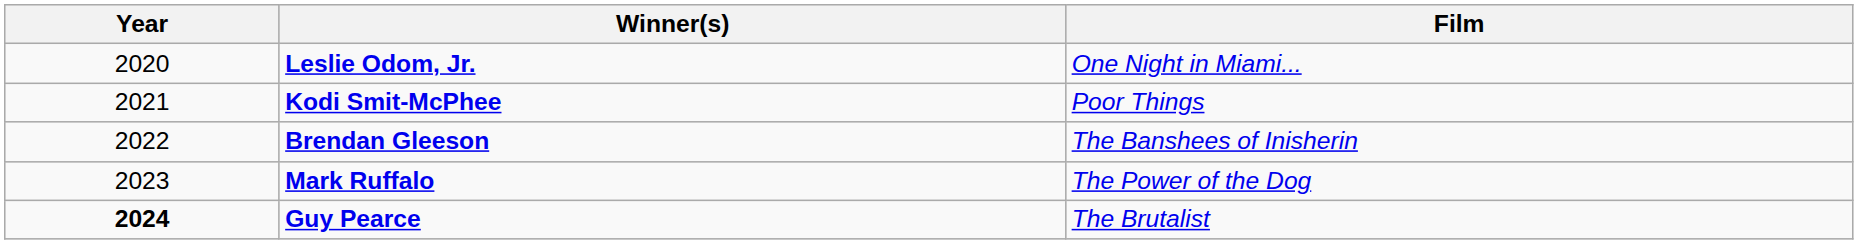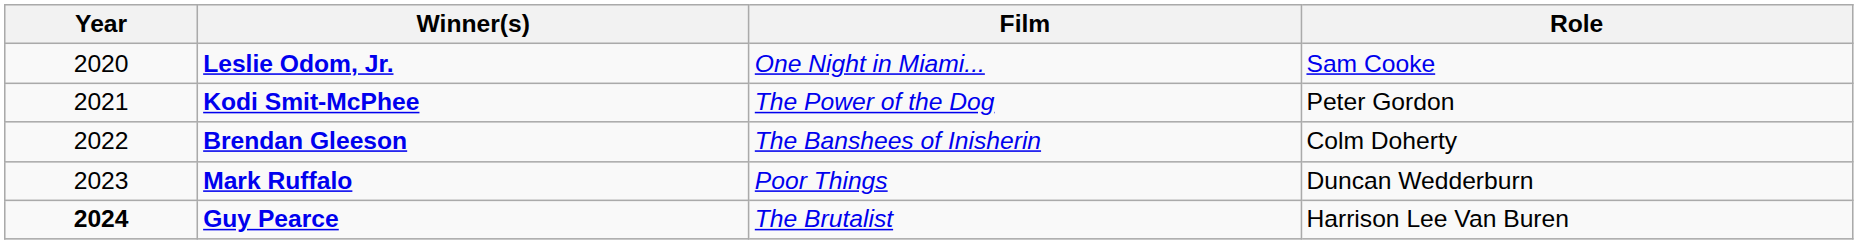+ column: (1577, 24)
(1138, 102) Poor Things -> (875, 102) The Power of the Dog
(1191, 180) The Power of the Dog -> (821, 180) Poor Things
